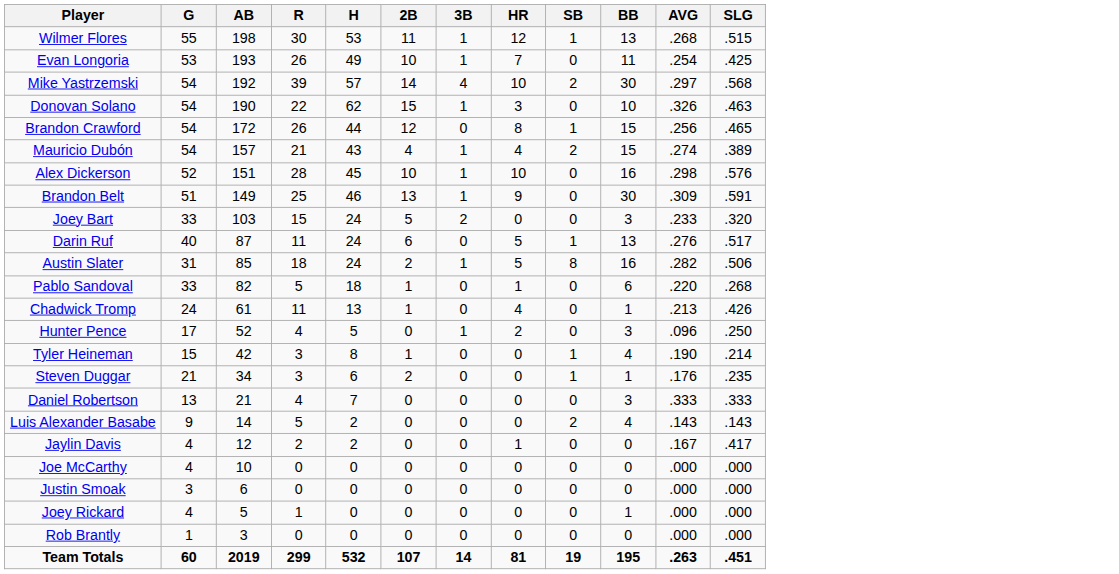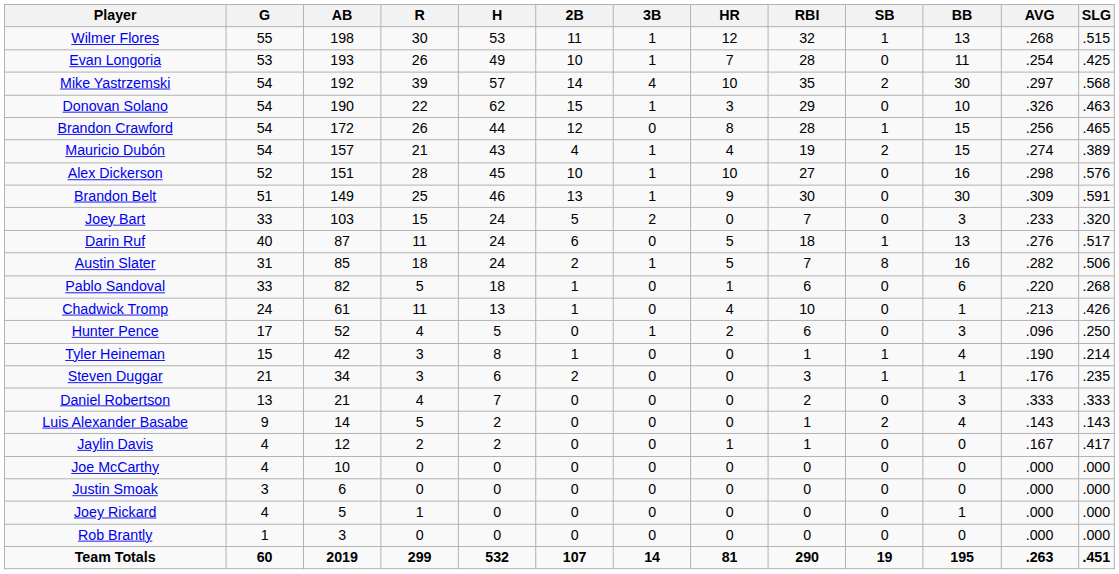+ column: (807, 15)
